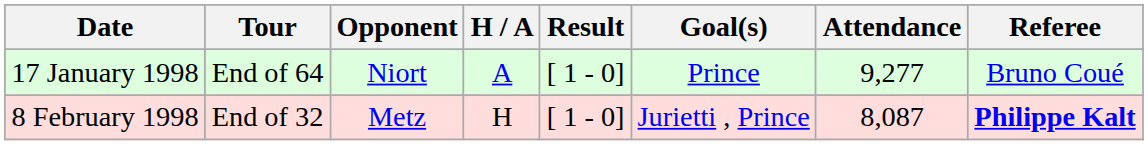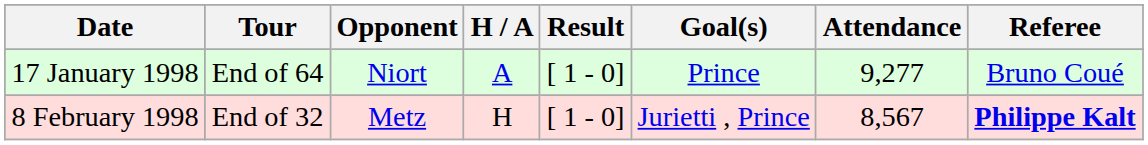(892, 116) 8,087 -> (892, 116) 8,567
